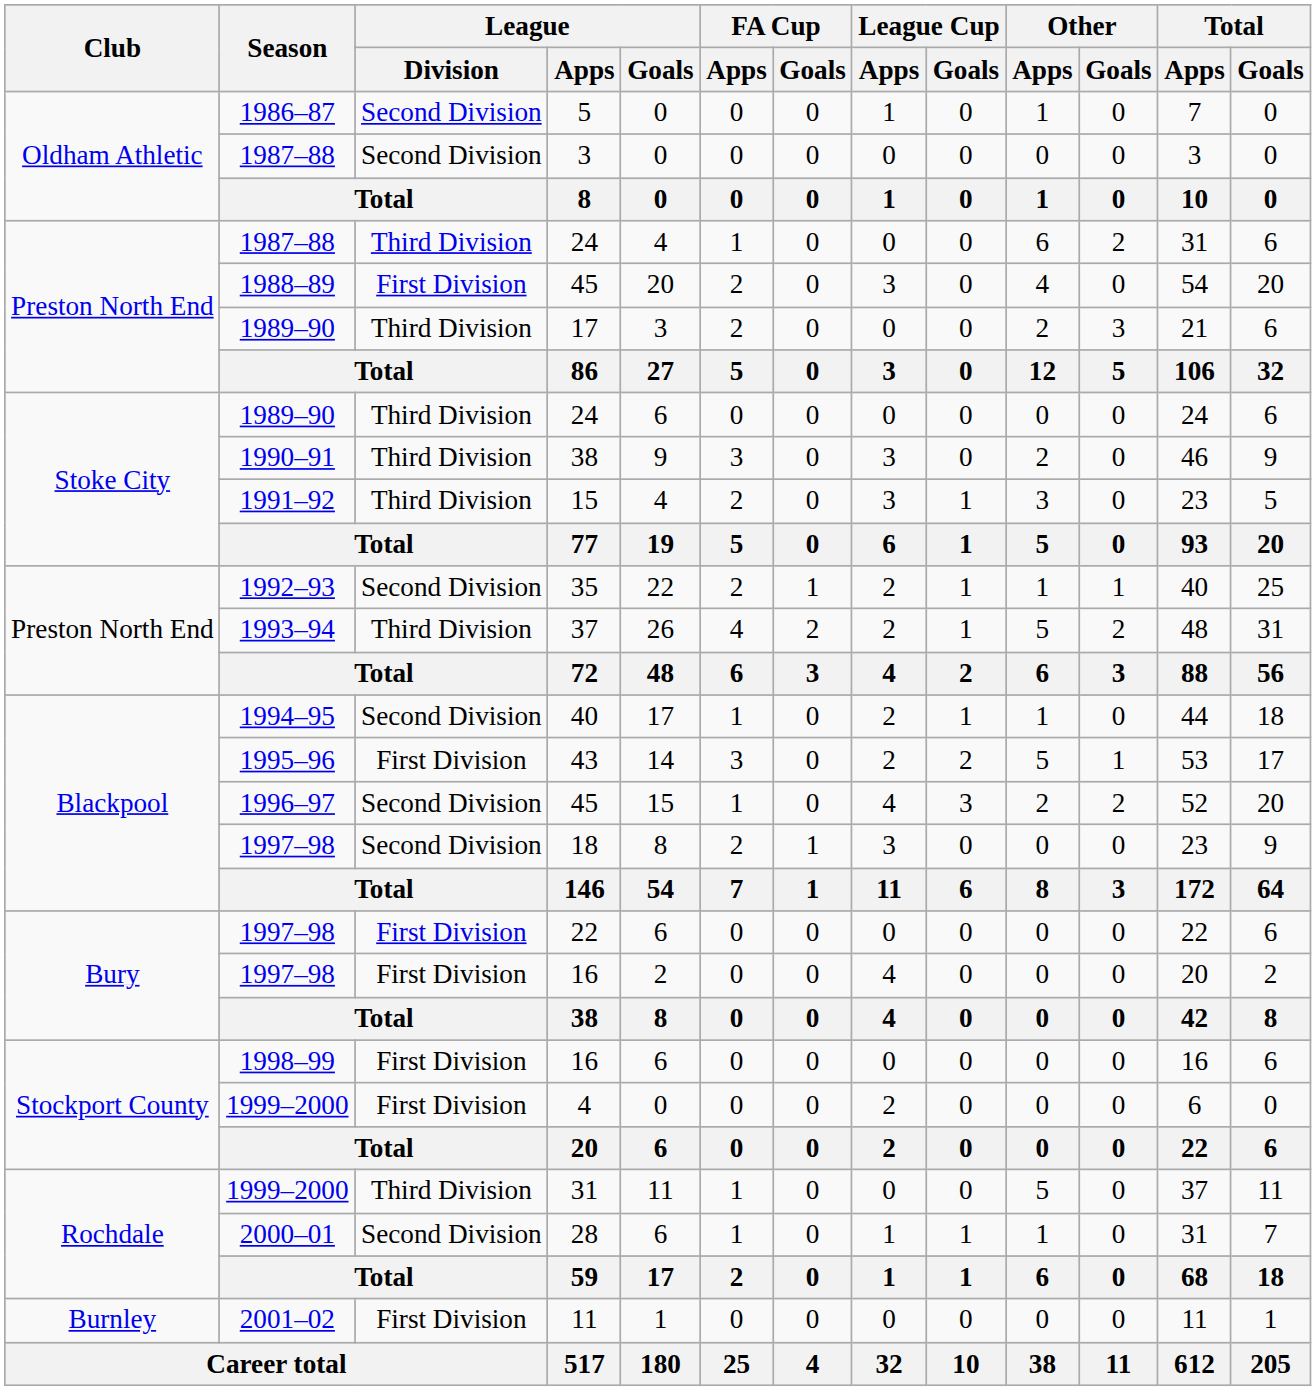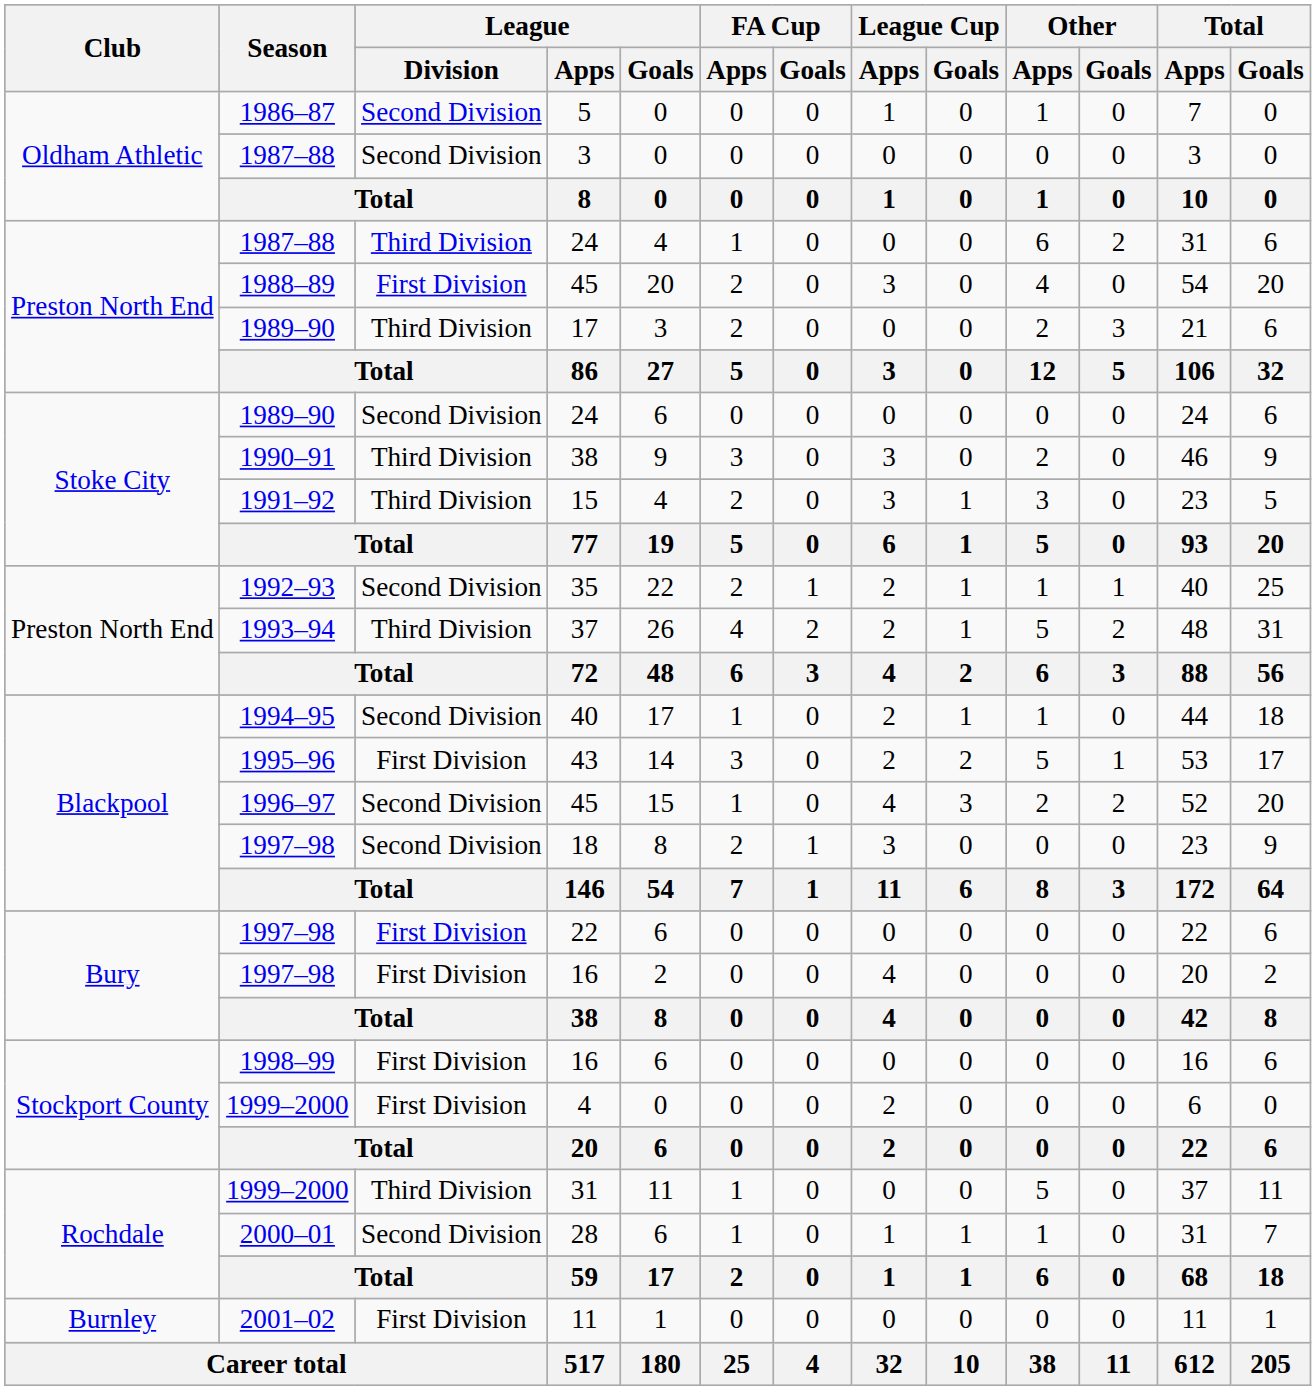(451, 414) Third Division -> (451, 414) Second Division
